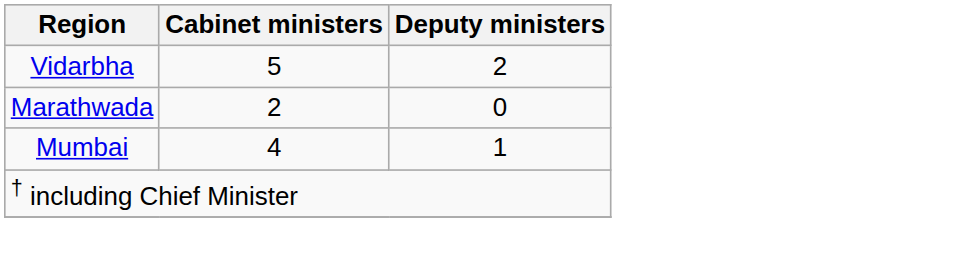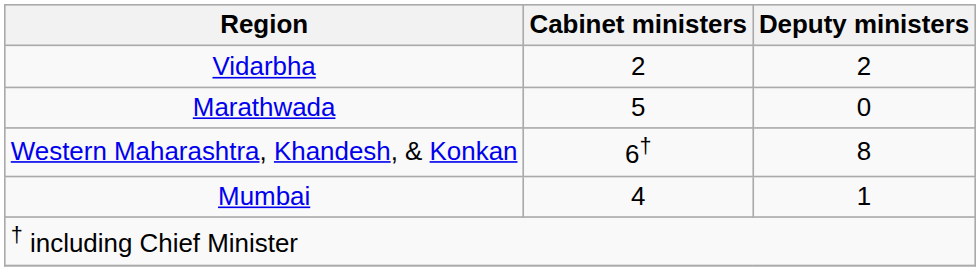(274, 66) 5 -> (638, 66) 2
(274, 107) 2 -> (638, 107) 5
+ row: (264, 151)
